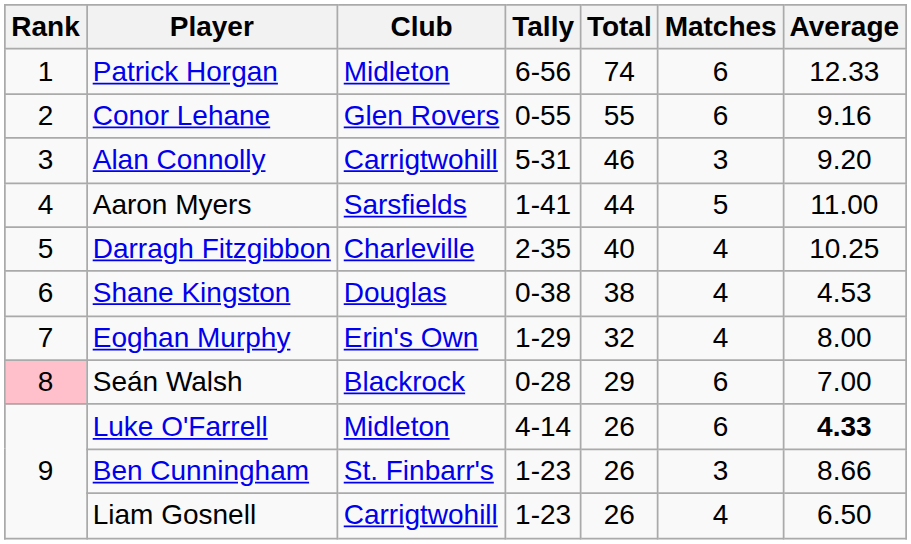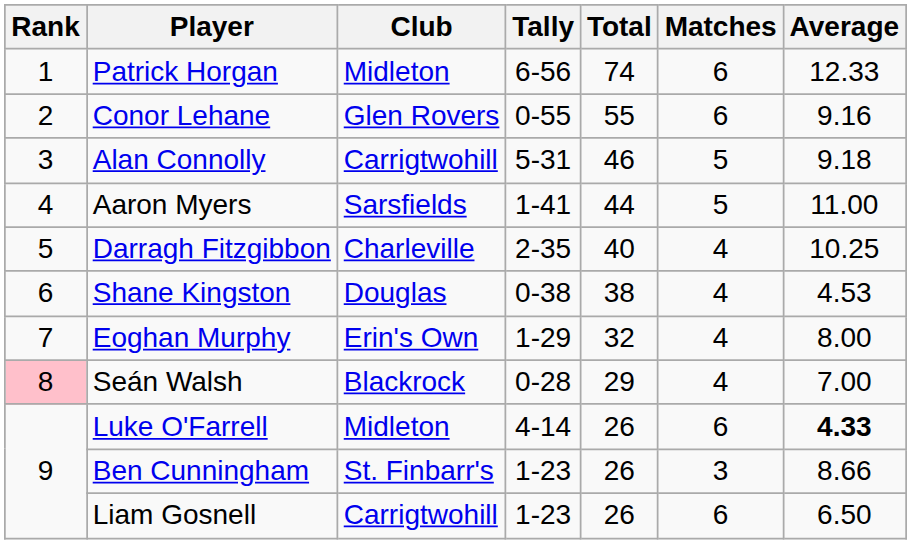(721, 159) 3 -> (721, 159) 5
(844, 159) 9.20 -> (844, 159) 9.18
(721, 381) 6 -> (721, 381) 4
(721, 515) 4 -> (721, 515) 6
